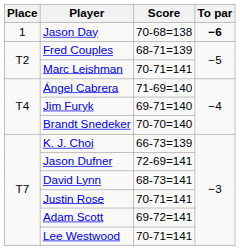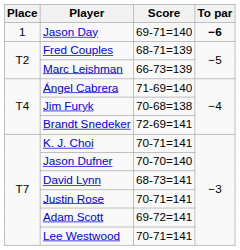(164, 32) 70-68=138 -> (164, 32) 69-71=140
(164, 69) 70-71=141 -> (164, 69) 66-73=139
(164, 106) 69-71=140 -> (164, 106) 70-68=138
(164, 124) 70-70=140 -> (164, 124) 72-69=141
(164, 143) 66-73=139 -> (164, 143) 70-71=141
(164, 161) 72-69=141 -> (164, 161) 70-70=140
